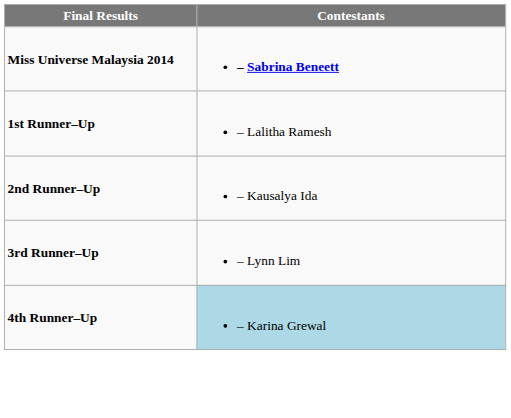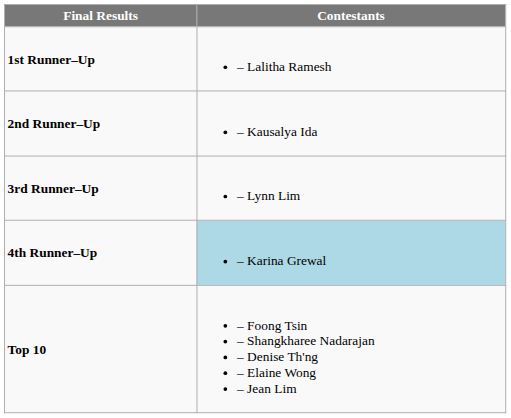- row: (91, 59)
+ row: (27, 349)
